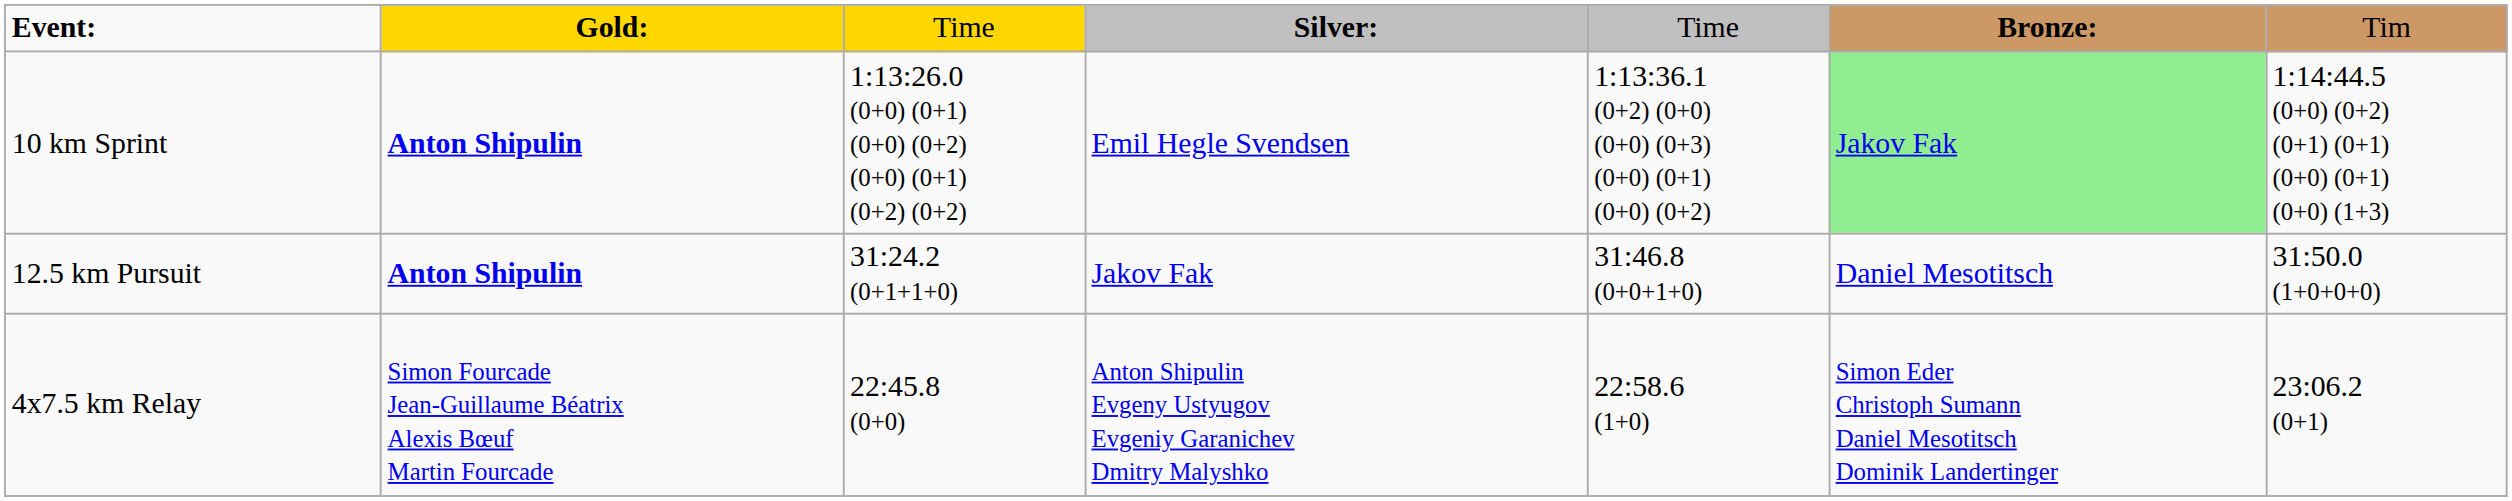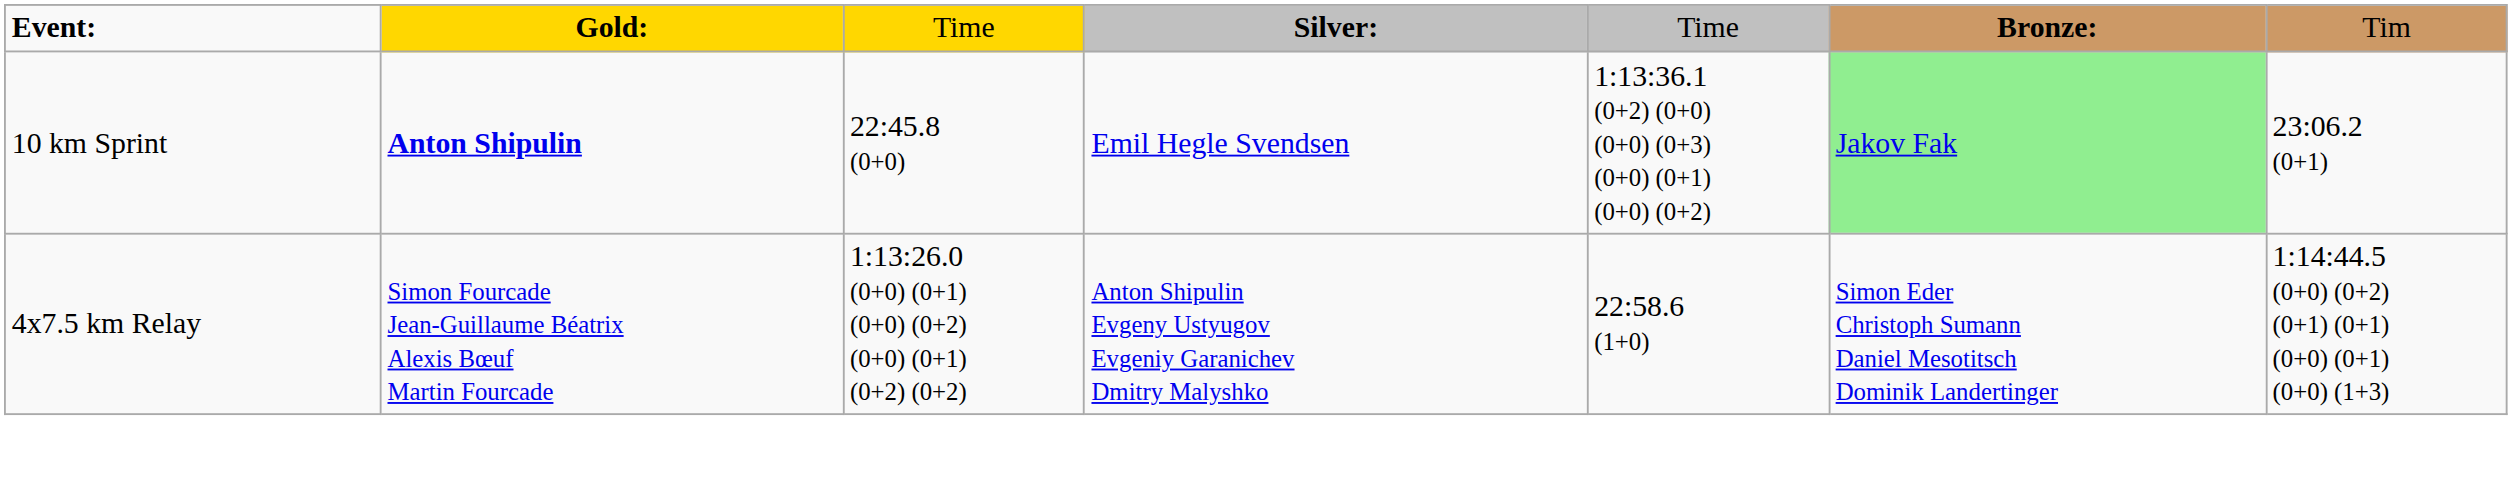(908, 142) 1:13:26.0 (0+0) (0+1) (0+0) (0+2) (0+0) (0+1) (0+2) (0+2) -> (895, 142) 22:45.8 (0+0)
(2331, 142) 1:14:44.5 (0+0) (0+2) (0+1) (0+1) (0+0) (0+1) (0+0) (1+3) -> (2318, 142) 23:06.2 (0+1)
- row: (106, 273)
(895, 404) 22:45.8 (0+0) -> (908, 323) 1:13:26.0 (0+0) (0+1) (0+0) (0+2) (0+0) (0+1) (0+2) (0+2)
(2318, 404) 23:06.2 (0+1) -> (2331, 323) 1:14:44.5 (0+0) (0+2) (0+1) (0+1) (0+0) (0+1) (0+0) (1+3)
